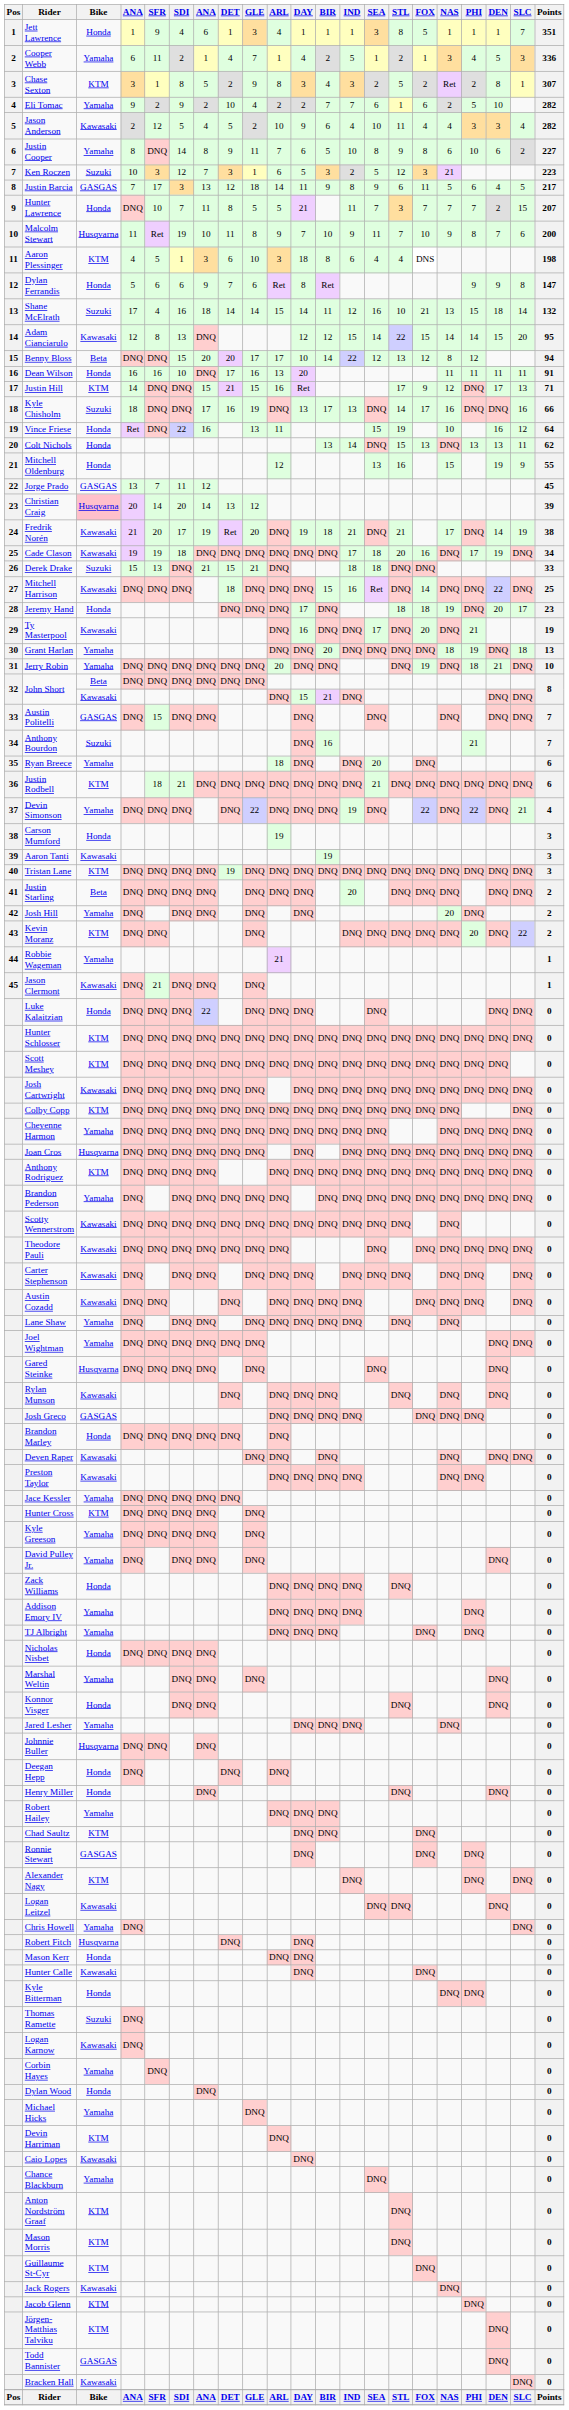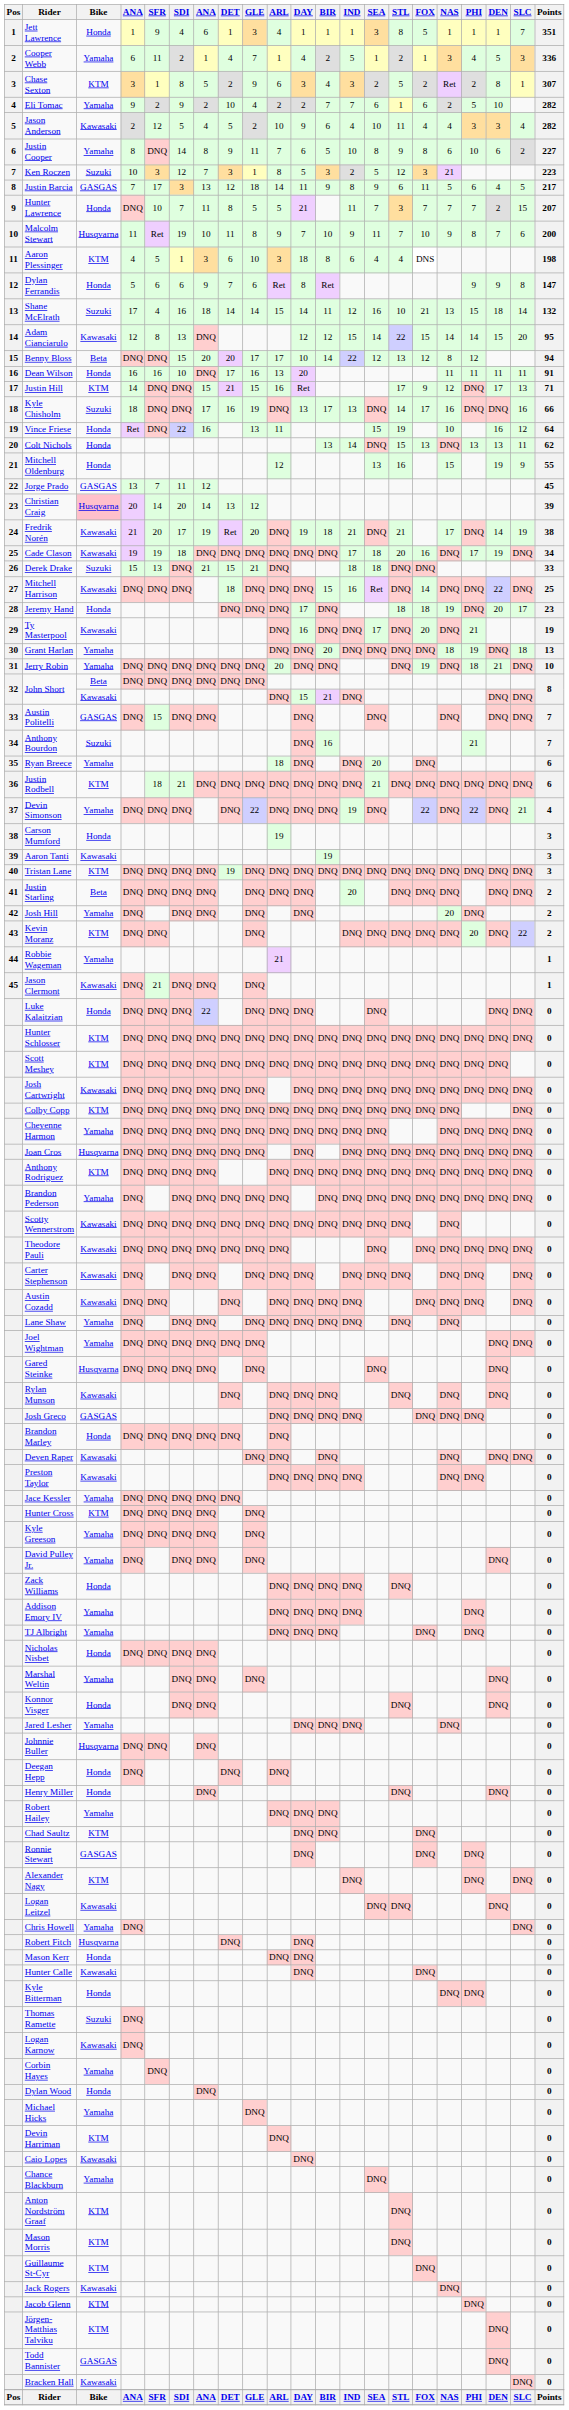(279, 84) 8 -> (279, 84) 6
(279, 172) 6 -> (279, 172) 8
